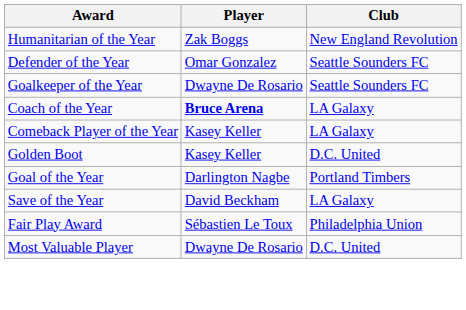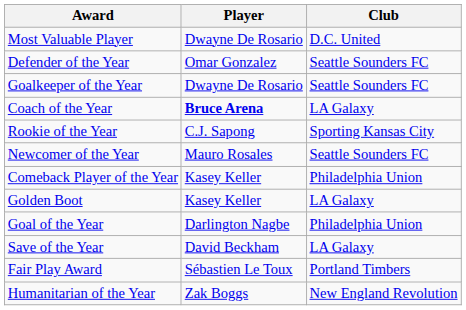rows swapped: (70, 246) <-> (81, 39)
+ row: (62, 131)
+ row: (73, 154)
(342, 131) LA Galaxy -> (366, 177) Philadelphia Union
(345, 154) D.C. United -> (342, 200) LA Galaxy
(360, 177) Portland Timbers -> (366, 223) Philadelphia Union
(366, 223) Philadelphia Union -> (360, 270) Portland Timbers
